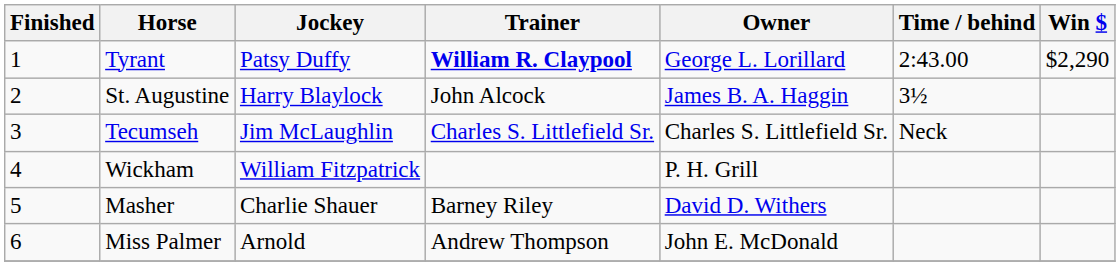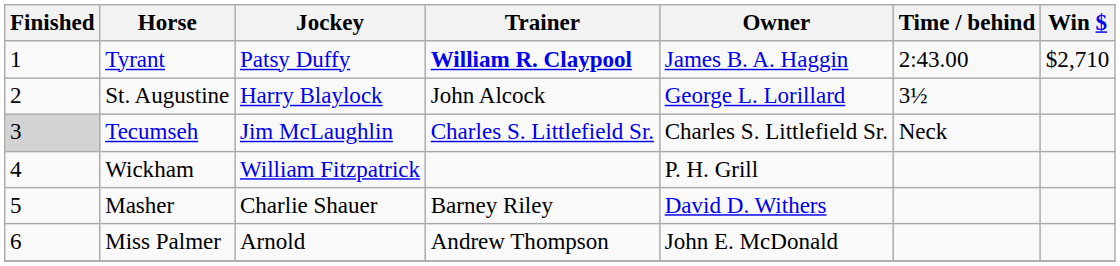(755, 59) George L. Lorillard -> (757, 59) James B. A. Haggin
(1078, 59) $2,290 -> (1078, 59) $2,710
(757, 95) James B. A. Haggin -> (755, 95) George L. Lorillard
(16, 132) no background -> (16, 132) lightgrey background
